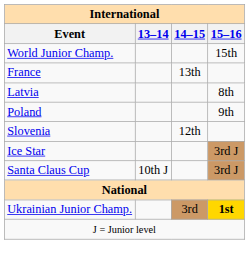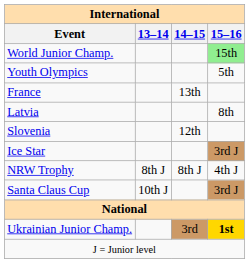(226, 53) no background -> (226, 53) lightgreen background
+ row: (48, 72)
- row: (24, 111)
+ row: (40, 170)
